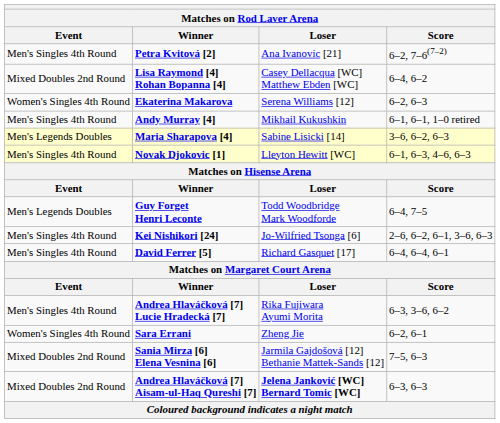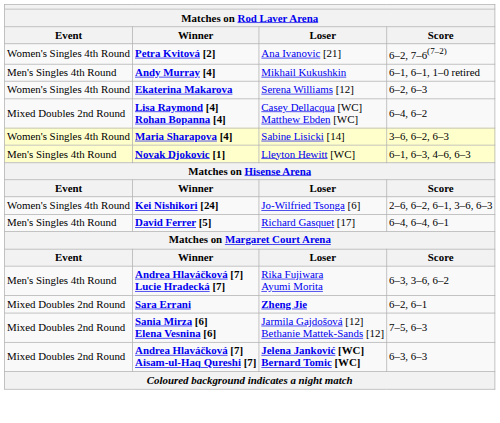(62, 54) Men's Singles 4th Round -> (69, 54) Women's Singles 4th Round
rows swapped: (175, 119) <-> (180, 78)
(59, 136) Men's Legends Doubles -> (69, 136) Women's Singles 4th Round
- row: (168, 211)
(62, 235) Men's Singles 4th Round -> (69, 205) Women's Singles 4th Round
(69, 333) Women's Singles 4th Round -> (66, 304) Mixed Doubles 2nd Round
(283, 333) normal -> (284, 304) bold
